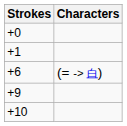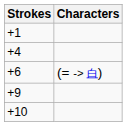- row: (14, 33)
+ row: (14, 52)
